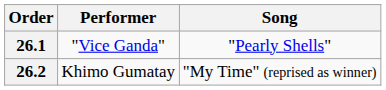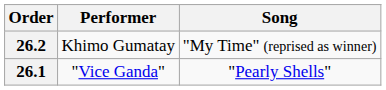rows swapped: (31, 44) <-> (31, 71)
